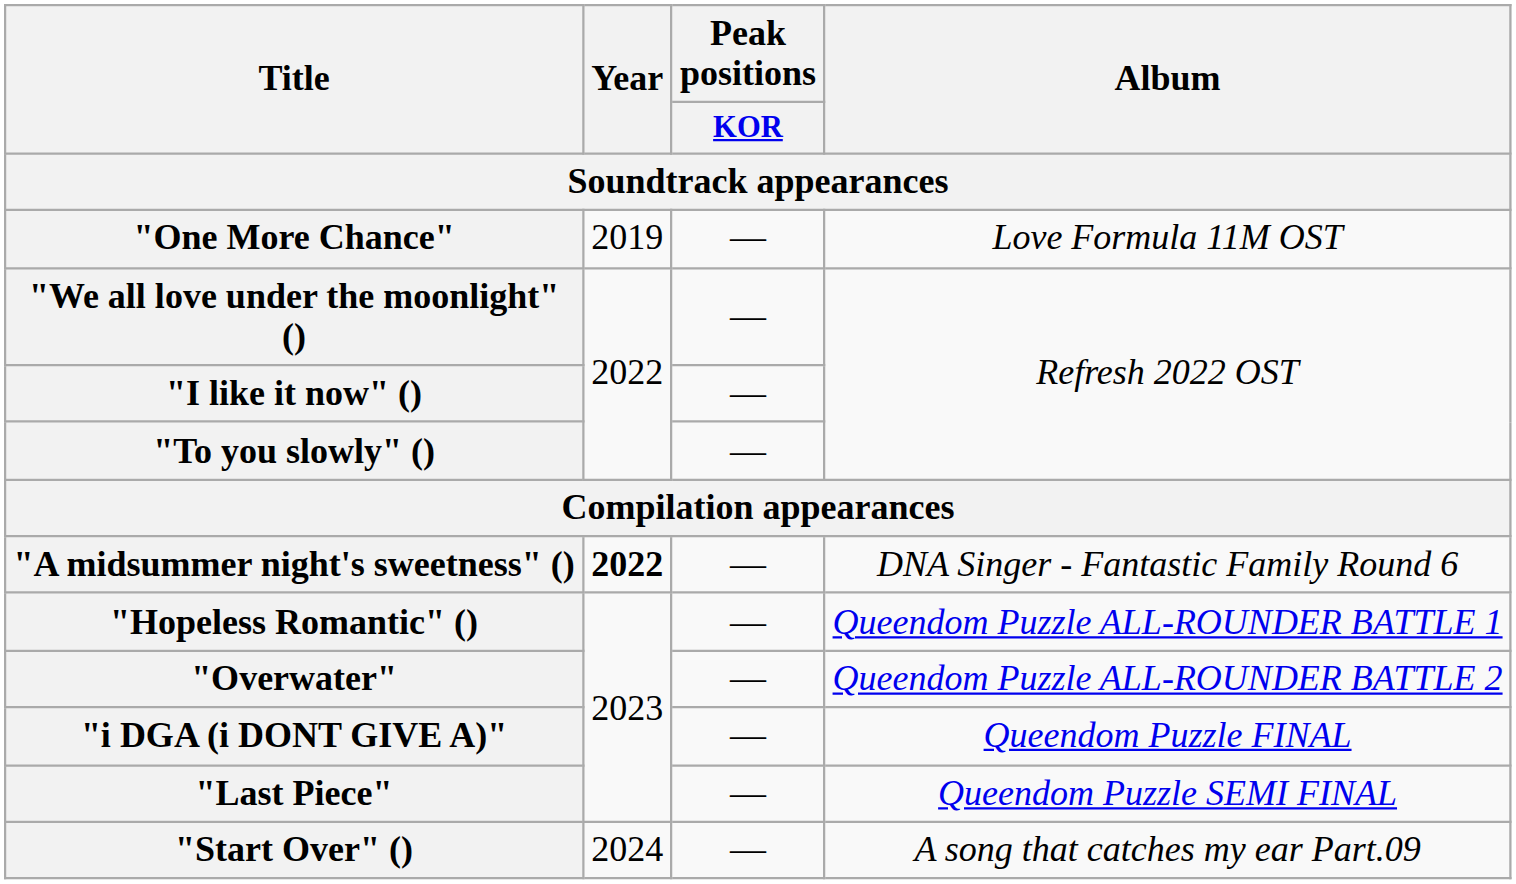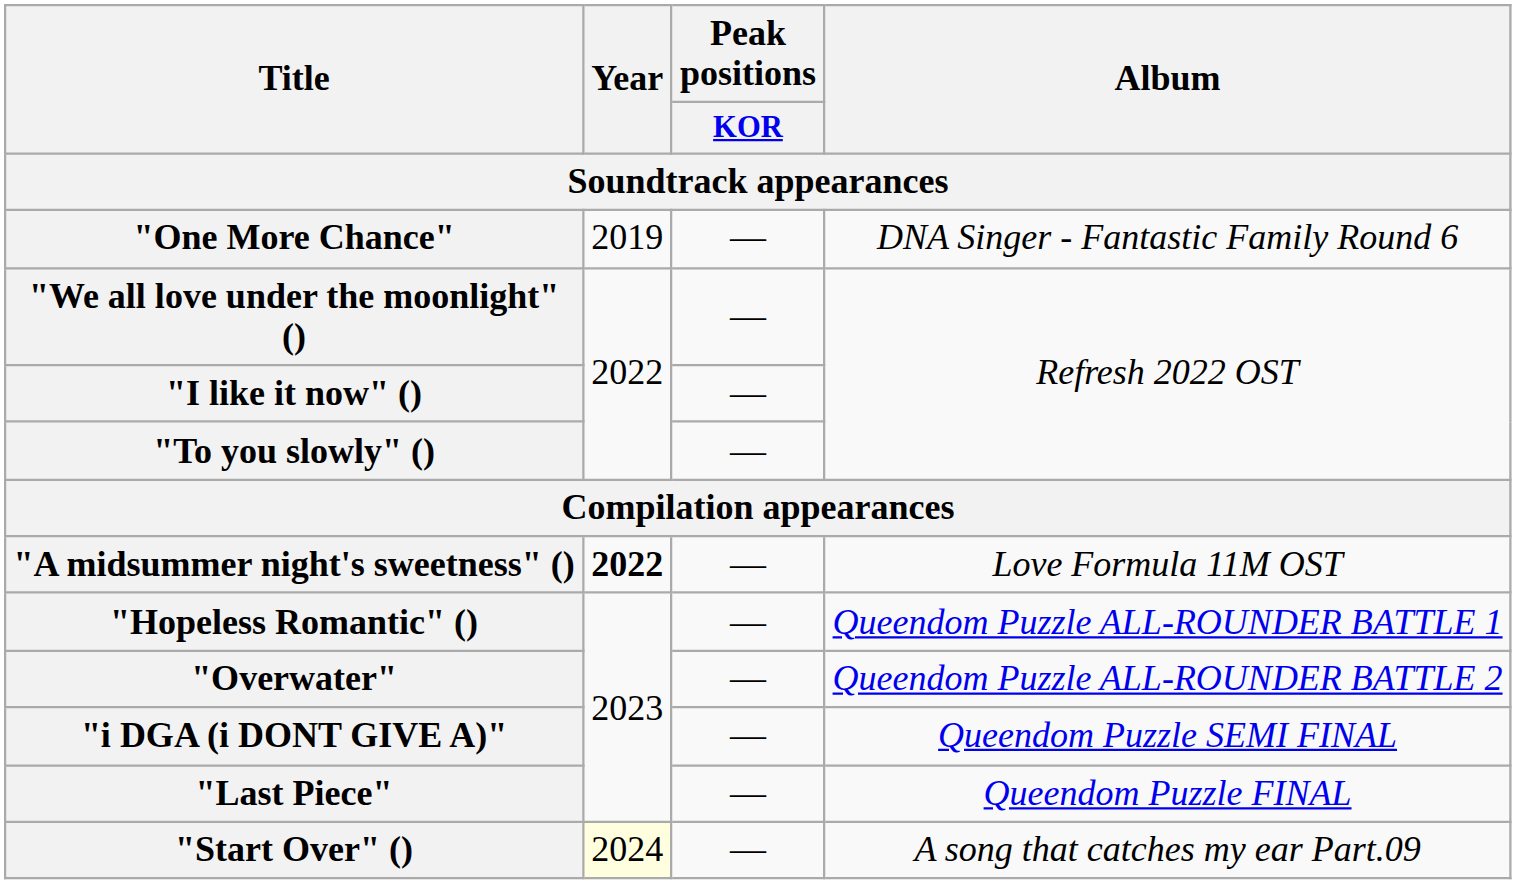(1168, 238) Love Formula 11M OST -> (1168, 238) DNA Singer - Fantastic Family Round 6
(1168, 564) DNA Singer - Fantastic Family Round 6 -> (1168, 564) Love Formula 11M OST
(1168, 735) Queendom Puzzle FINAL -> (1168, 735) Queendom Puzzle SEMI FINAL
(1168, 792) Queendom Puzzle SEMI FINAL -> (1168, 792) Queendom Puzzle FINAL
(627, 849) no background -> (627, 849) lightyellow background
